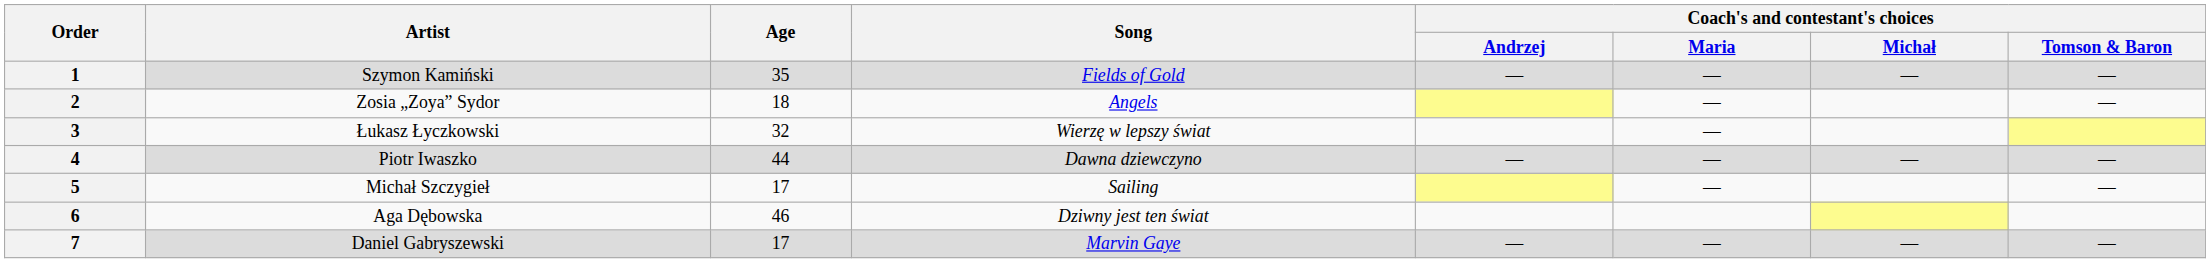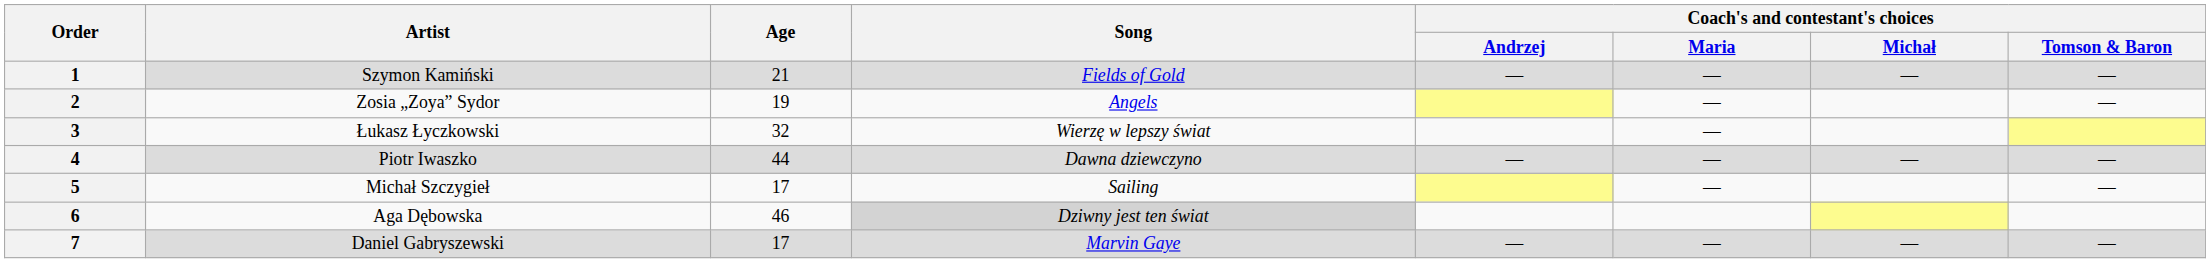(781, 74) 35 -> (781, 74) 21
(781, 103) 18 -> (781, 103) 19
(1133, 215) no background -> (1133, 215) lightgrey background
